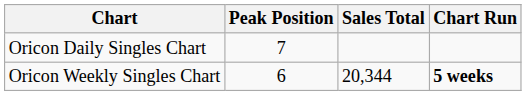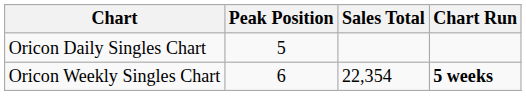(281, 47) 7 -> (281, 47) 5
(367, 76) 20,344 -> (367, 76) 22,354
